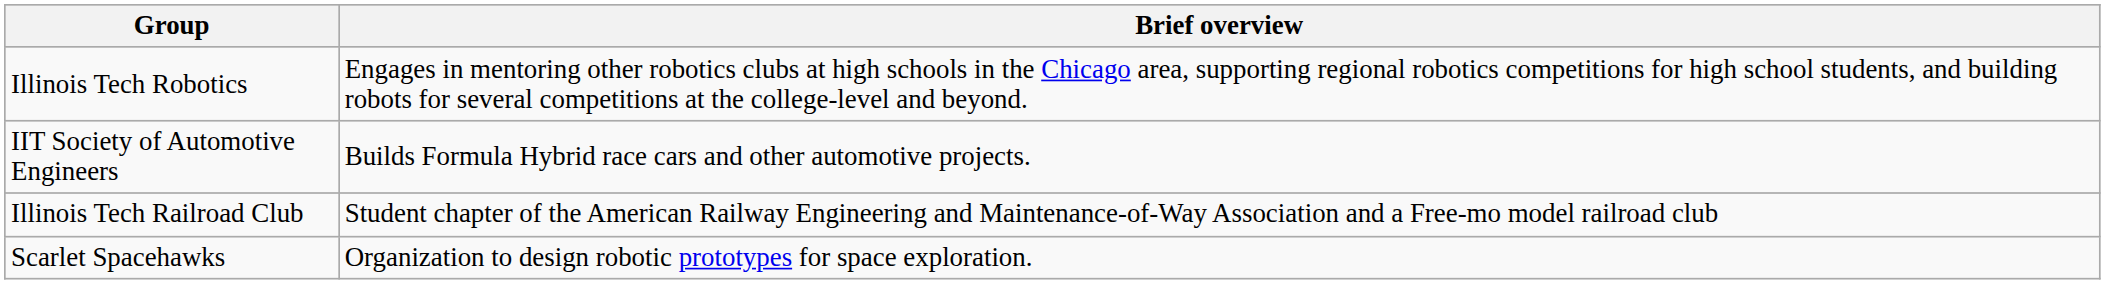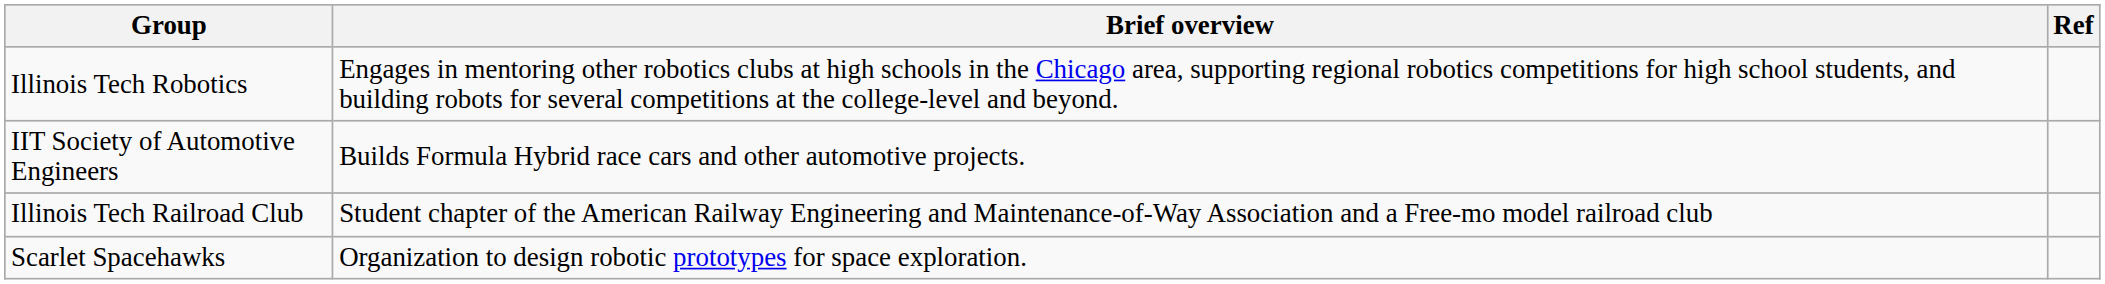+ column: (2073, 25)
